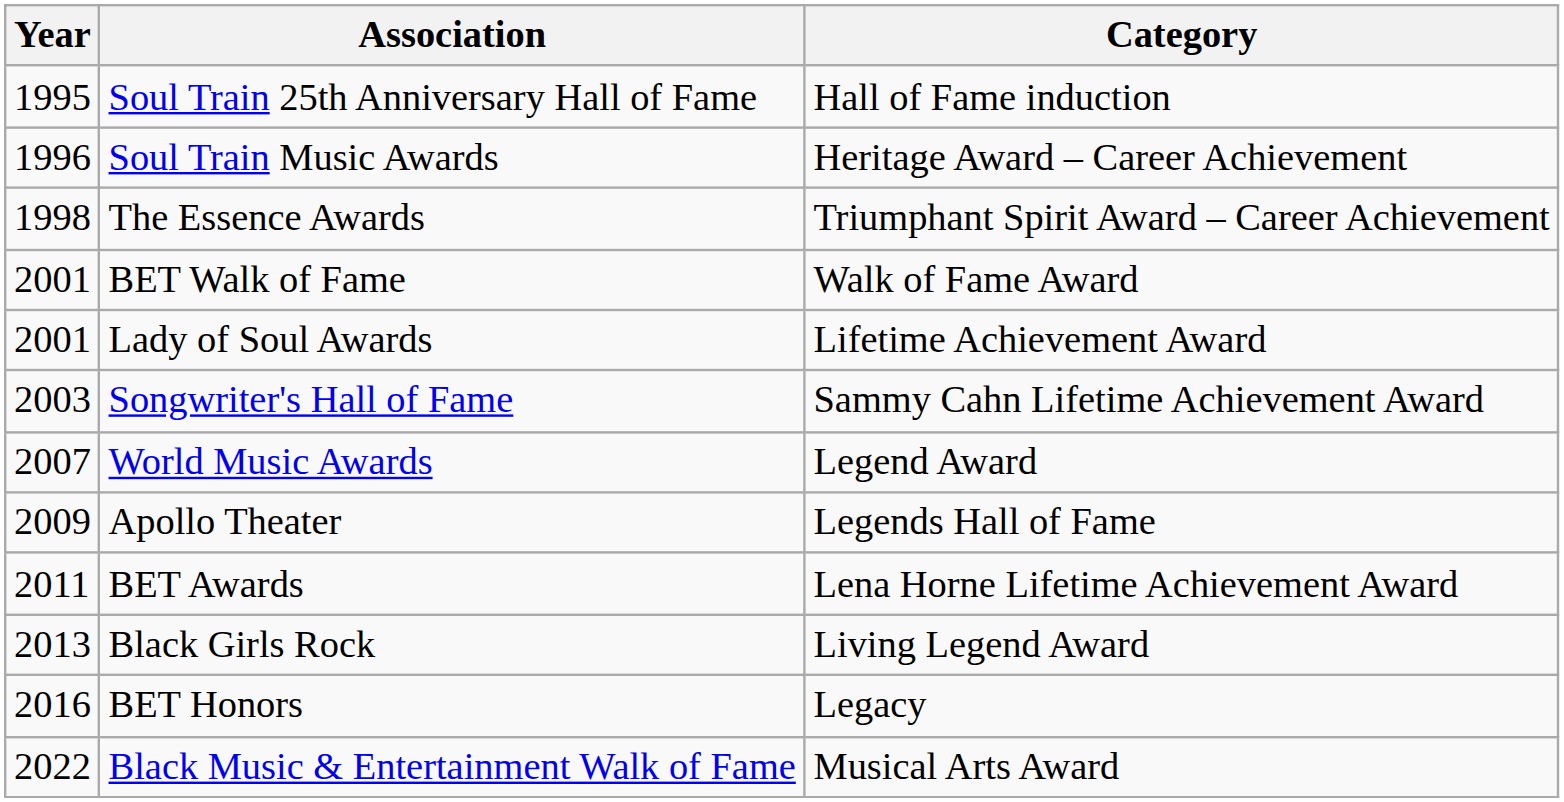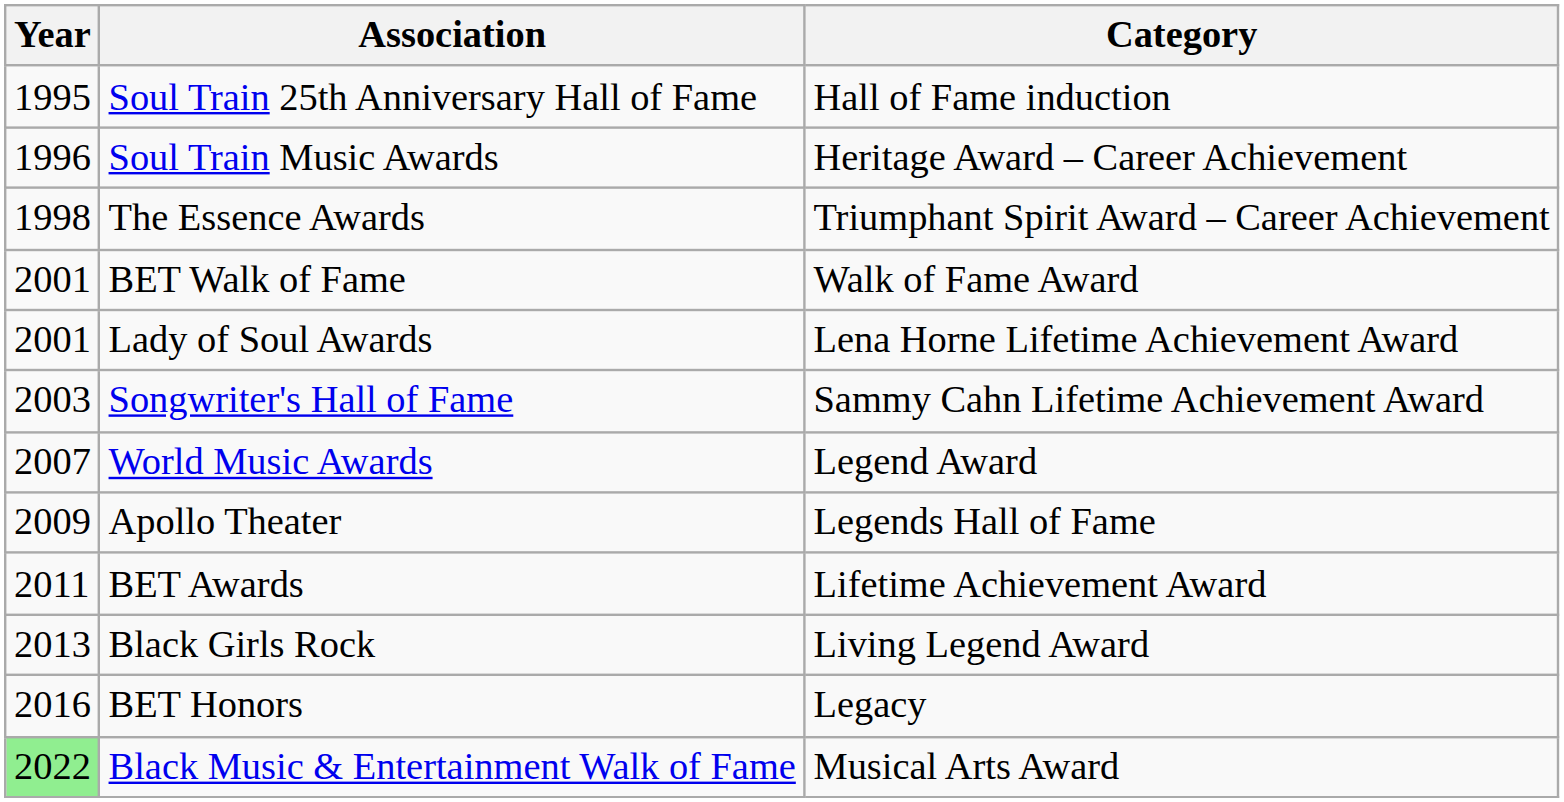(1040, 339) Lifetime Achievement Award -> (1136, 339) Lena Horne Lifetime Achievement Award
(1136, 583) Lena Horne Lifetime Achievement Award -> (1040, 583) Lifetime Achievement Award
(52, 765) no background -> (52, 765) lightgreen background
